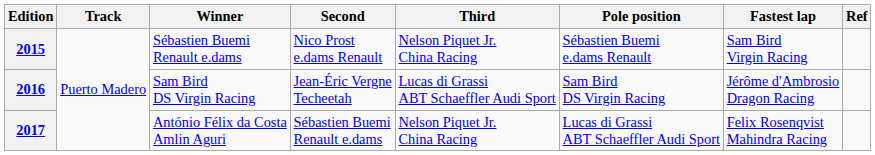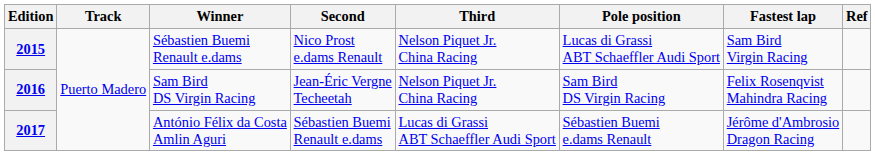(611, 49) Sébastien Buemi e.dams Renault -> (641, 49) Lucas di Grassi ABT Schaeffler Audi Sport
(477, 89) Lucas di Grassi ABT Schaeffler Audi Sport -> (447, 89) Nelson Piquet Jr. China Racing
(783, 89) Jérôme d'Ambrosio Dragon Racing -> (777, 89) Felix Rosenqvist Mahindra Racing
(447, 130) Nelson Piquet Jr. China Racing -> (477, 130) Lucas di Grassi ABT Schaeffler Audi Sport
(641, 130) Lucas di Grassi ABT Schaeffler Audi Sport -> (611, 130) Sébastien Buemi e.dams Renault
(777, 130) Felix Rosenqvist Mahindra Racing -> (783, 130) Jérôme d'Ambrosio Dragon Racing
